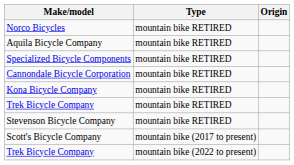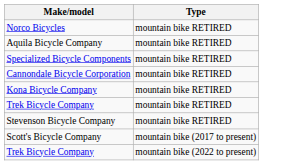- column: (274, 12)
